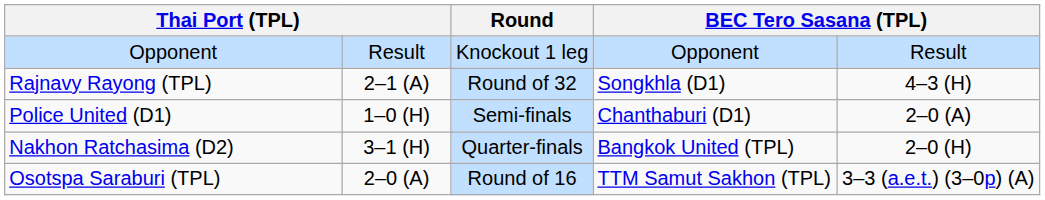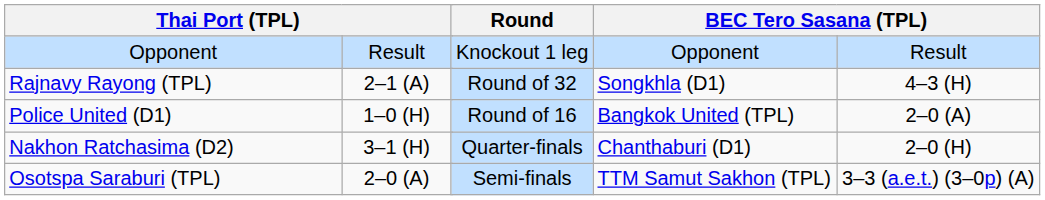(522, 115) Semi-finals -> (522, 115) Round of 16
(674, 115) Chanthaburi (D1) -> (696, 115) Bangkok United (TPL)
(696, 147) Bangkok United (TPL) -> (674, 147) Chanthaburi (D1)
(522, 178) Round of 16 -> (522, 178) Semi-finals
